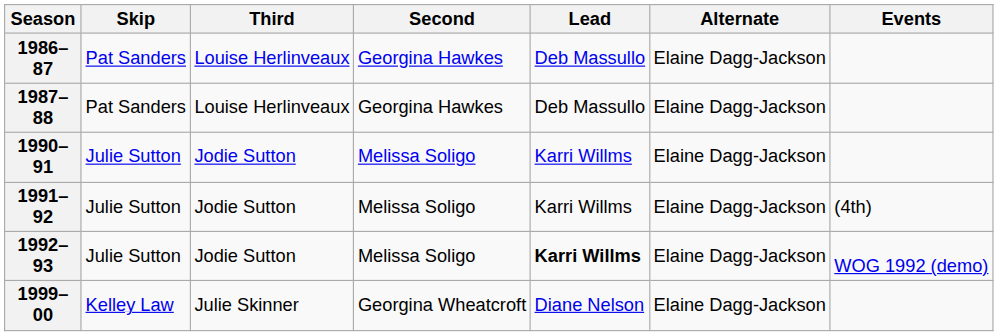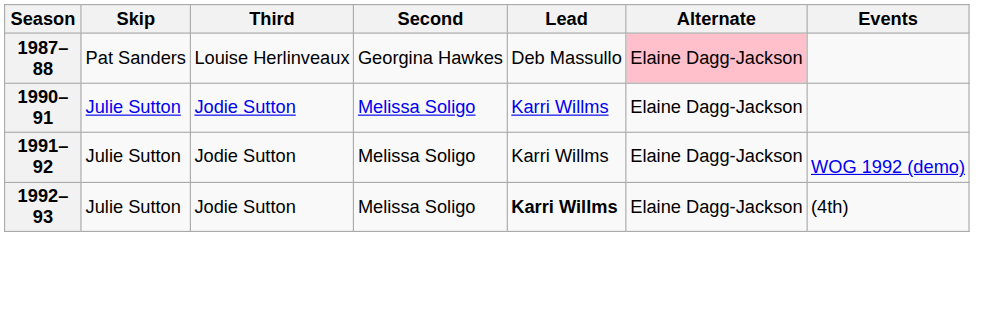- row: (43, 58)
(740, 107) no background -> (716, 58) pink background
(853, 206) (4th) -> (888, 167) WOG 1992 (demo)
(911, 266) WOG 1992 (demo) -> (830, 206) (4th)
- row: (43, 305)
